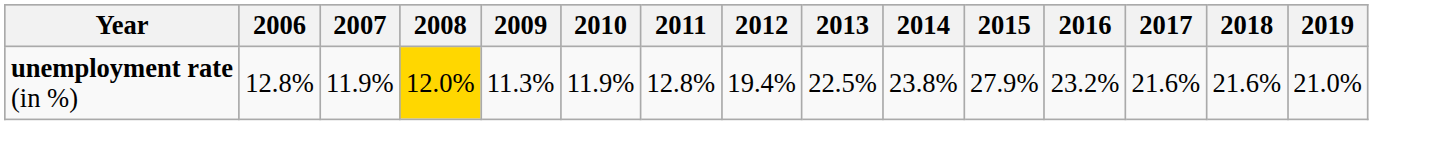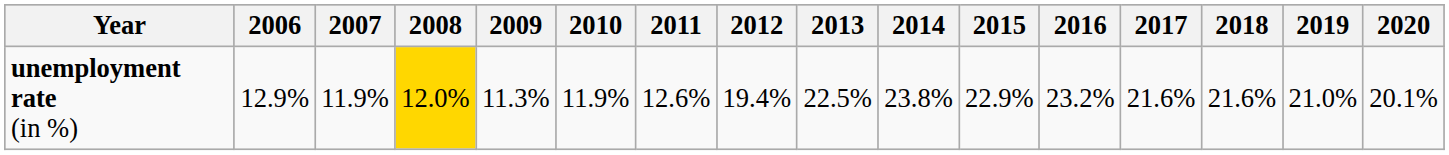+ column: (1404, 25)
(280, 82) 12.8% -> (275, 97) 12.9%
(681, 82) 12.8% -> (676, 97) 12.6%
(1004, 82) 27.9% -> (999, 97) 22.9%
